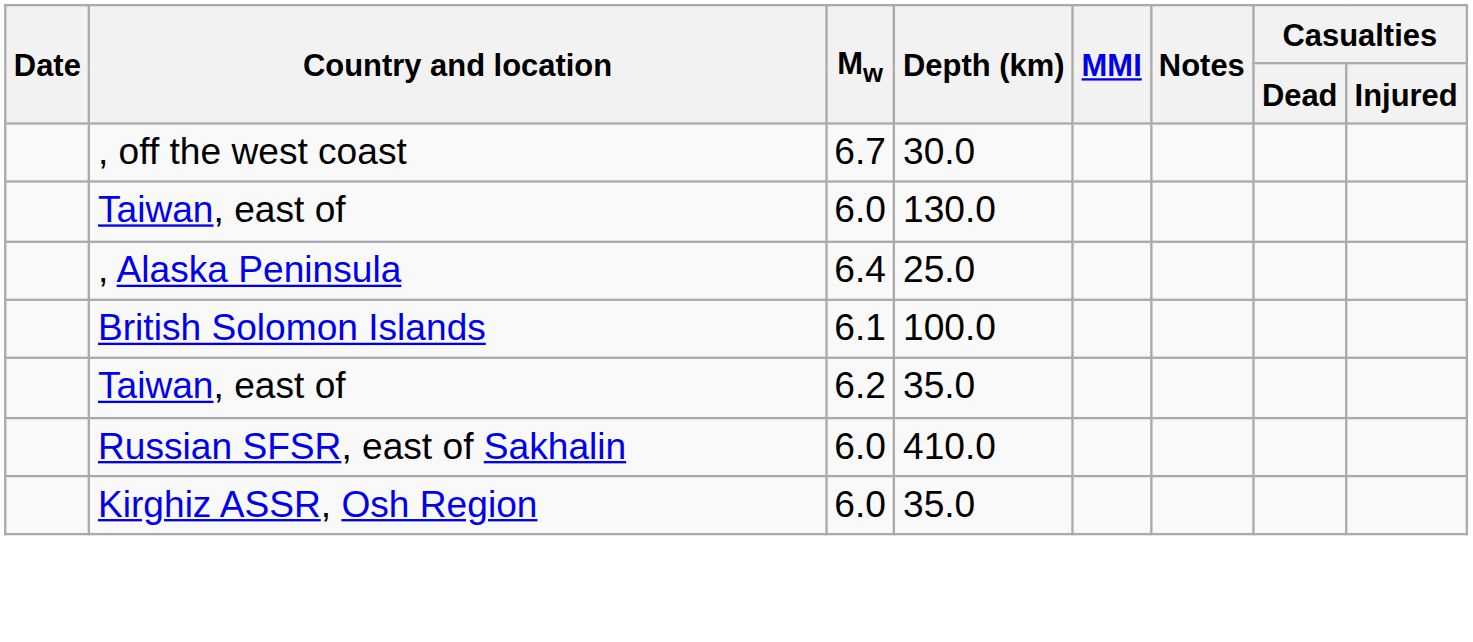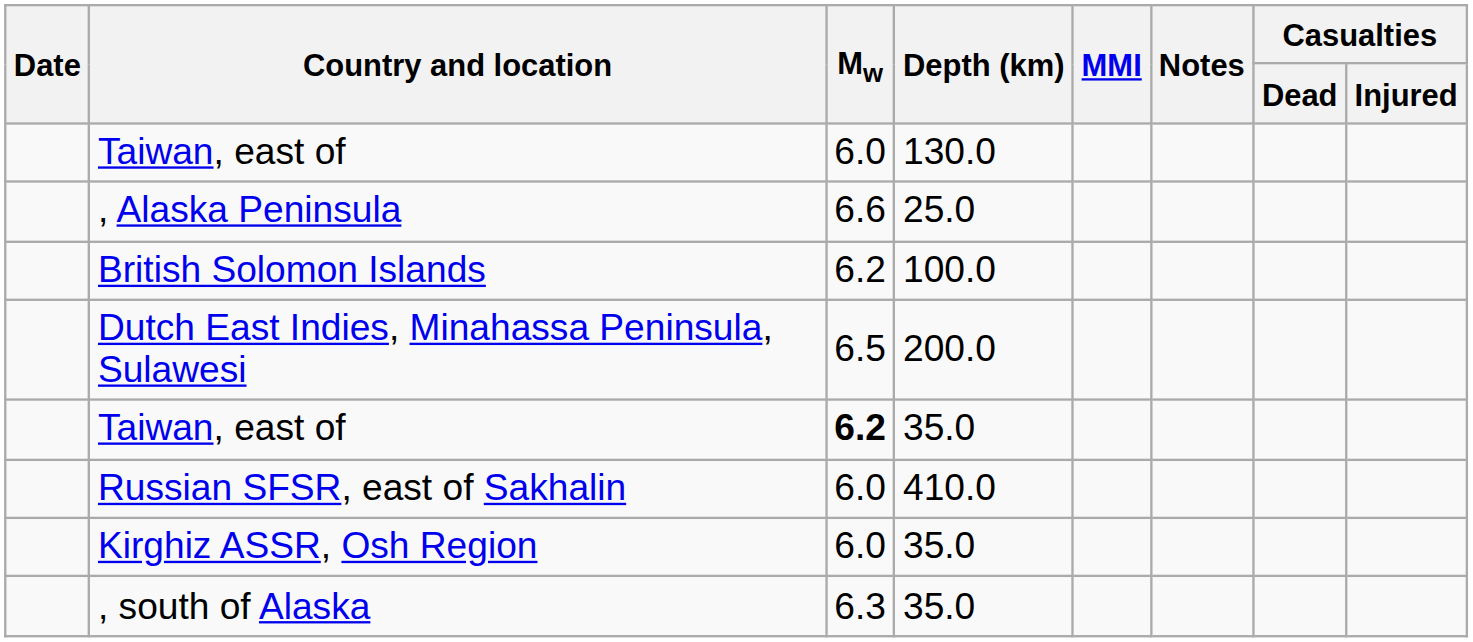- row: (252, 151)
(860, 269) 6.4 -> (860, 210) 6.6
(860, 328) 6.1 -> (860, 269) 6.2
+ row: (435, 349)
(860, 387) normal -> (860, 428) bold
+ row: (234, 605)
